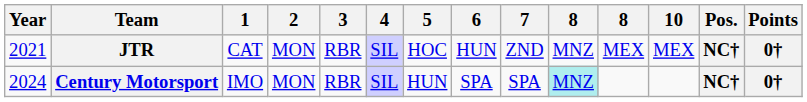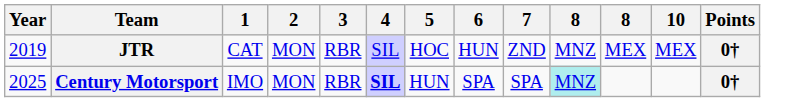- column: (721, 19)
(28, 50) 2021 -> (28, 50) 2019
(28, 80) 2024 -> (28, 80) 2025
(384, 80) normal -> (385, 80) bold
